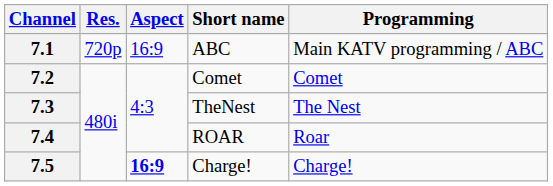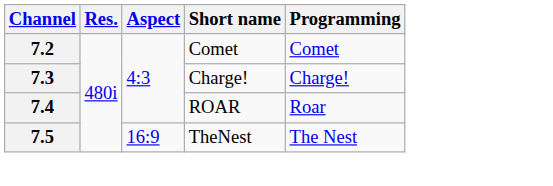- row: (42, 48)
(224, 107) TheNest -> (218, 78) Charge!
(327, 107) The Nest -> (319, 78) Charge!
(147, 166) bold -> (143, 136) normal
(222, 166) Charge! -> (220, 136) TheNest
(323, 166) Charge! -> (323, 136) The Nest
